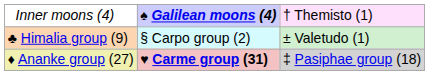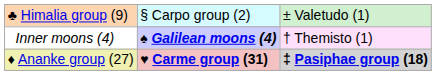rows swapped: (61, 16) <-> (68, 38)
(352, 60) normal -> (355, 60) bold
